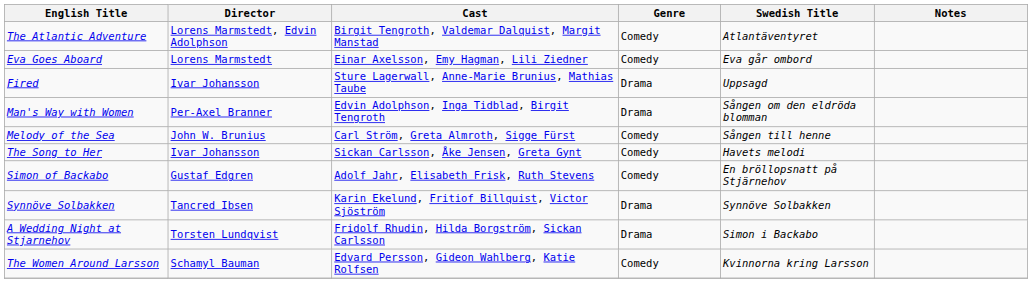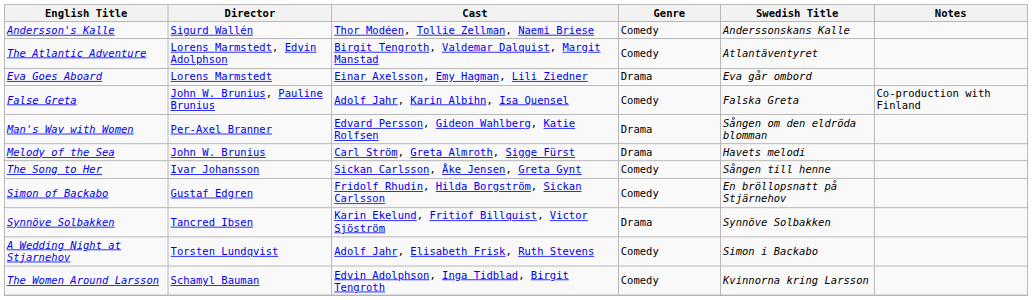+ row: (61, 30)
(640, 59) Comedy -> (637, 77) Drama
+ row: (42, 100)
- row: (23, 83)
(452, 112) Edvin Adolphson, Inga Tidblad, Birgit Tengroth -> (455, 129) Edvard Persson, Gideon Wahlberg, Katie Rolfsen
(640, 135) Comedy -> (637, 152) Drama
(777, 135) Sången till henne -> (764, 152) Havets melodi
(764, 152) Havets melodi -> (777, 170) Sången till henne
(464, 176) Adolf Jahr, Elisabeth Frisk, Ruth Stevens -> (458, 193) Fridolf Rhudin, Hilda Borgström, Sickan Carlsson
(458, 234) Fridolf Rhudin, Hilda Borgström, Sickan Carlsson -> (464, 251) Adolf Jahr, Elisabeth Frisk, Ruth Stevens
(637, 234) Drama -> (640, 251) Comedy
(455, 264) Edvard Persson, Gideon Wahlberg, Katie Rolfsen -> (452, 281) Edvin Adolphson, Inga Tidblad, Birgit Tengroth
